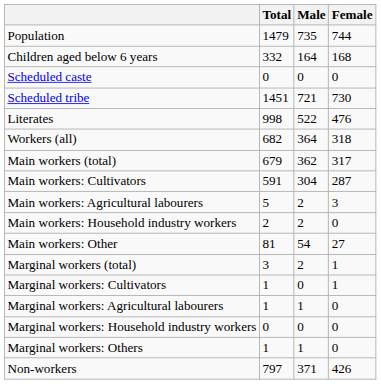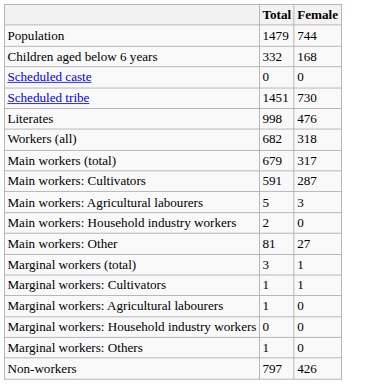- column: (311, 14)
